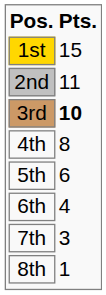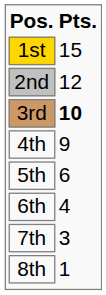(70, 82) 11 -> (70, 82) 12
(65, 144) 8 -> (65, 144) 9
